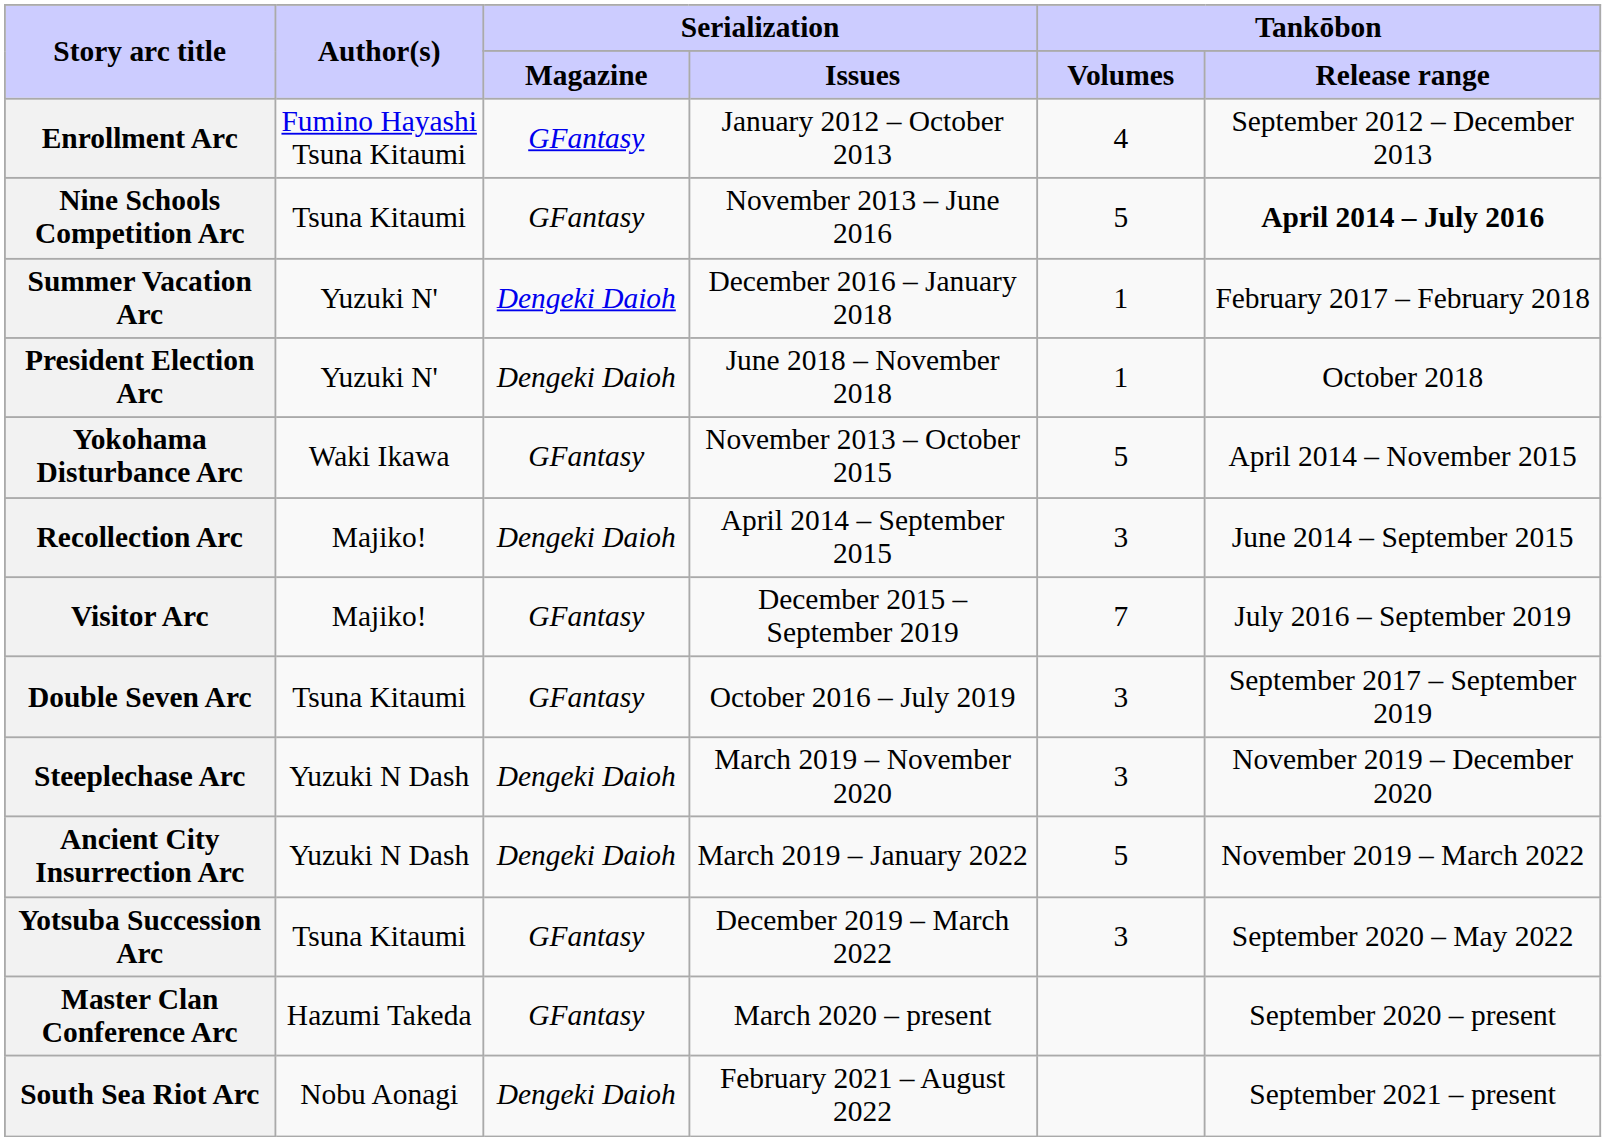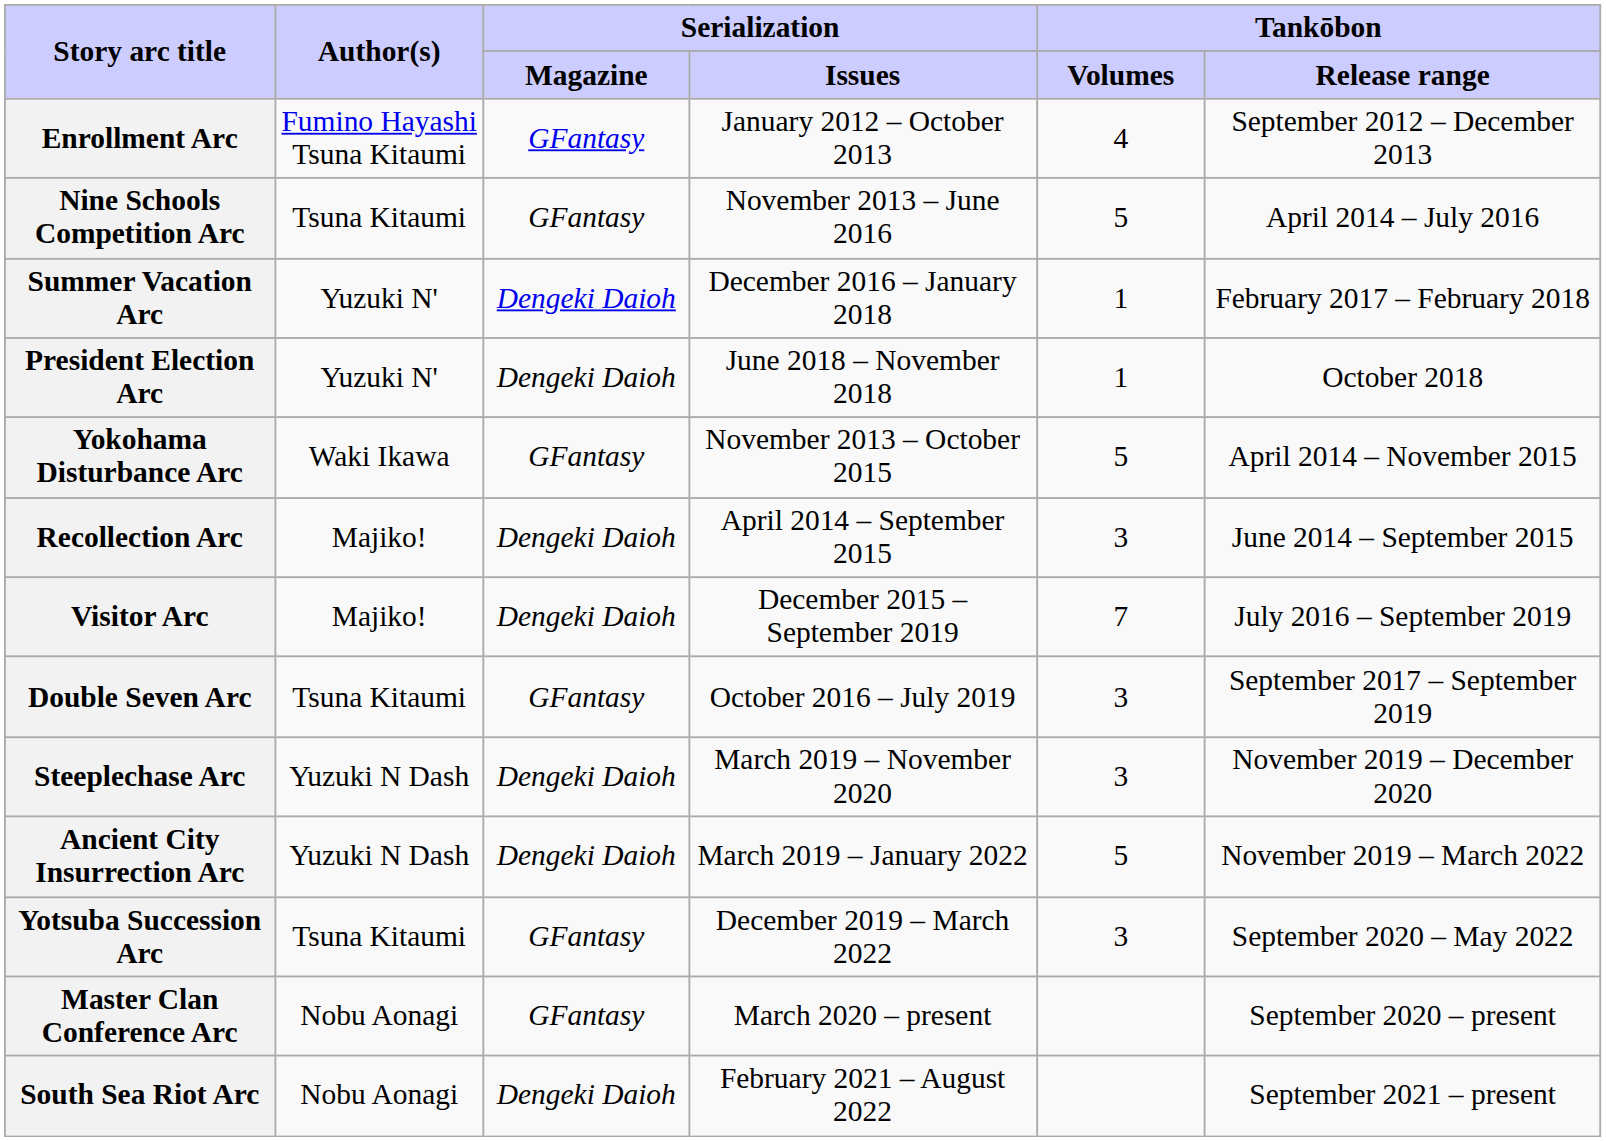(1403, 217) bold -> (1403, 217) normal
(586, 616) GFantasy -> (586, 616) Dengeki Daioh
(379, 1015) Hazumi Takeda -> (379, 1015) Nobu Aonagi
